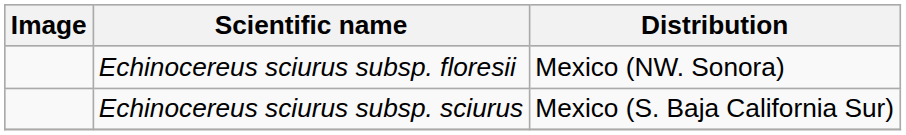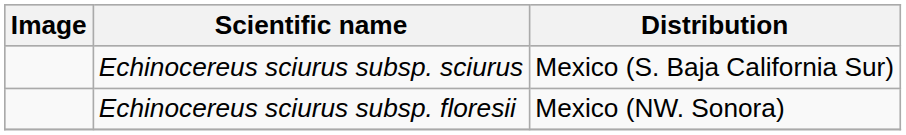rows swapped: (307, 66) <-> (311, 108)
